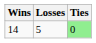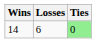(38, 29) 5 -> (38, 29) 6
